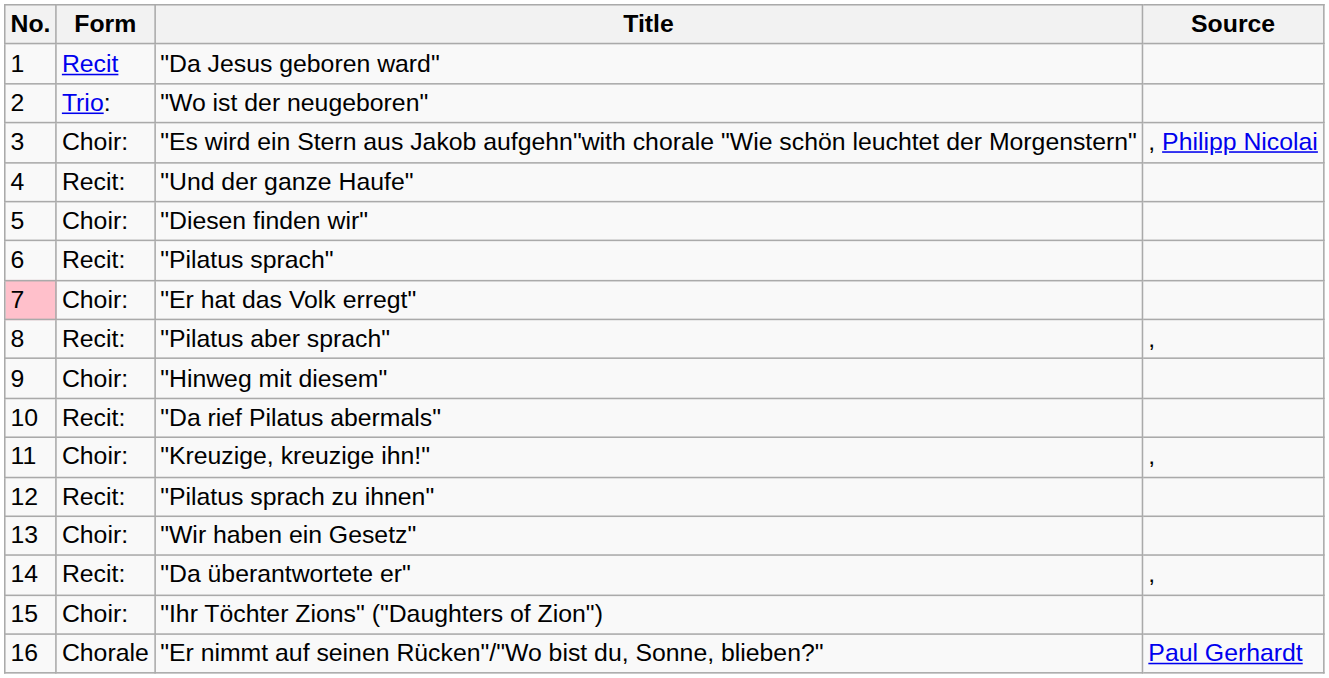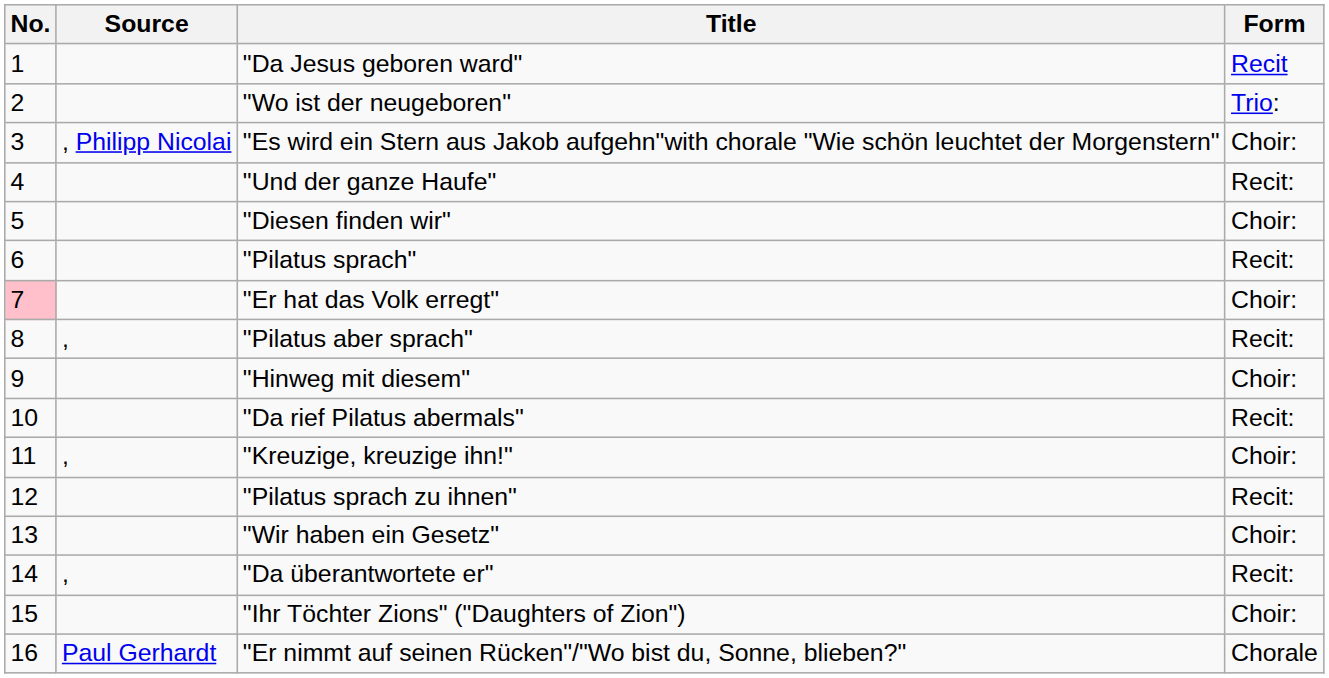columns swapped: (105, 24) <-> (1233, 24)
